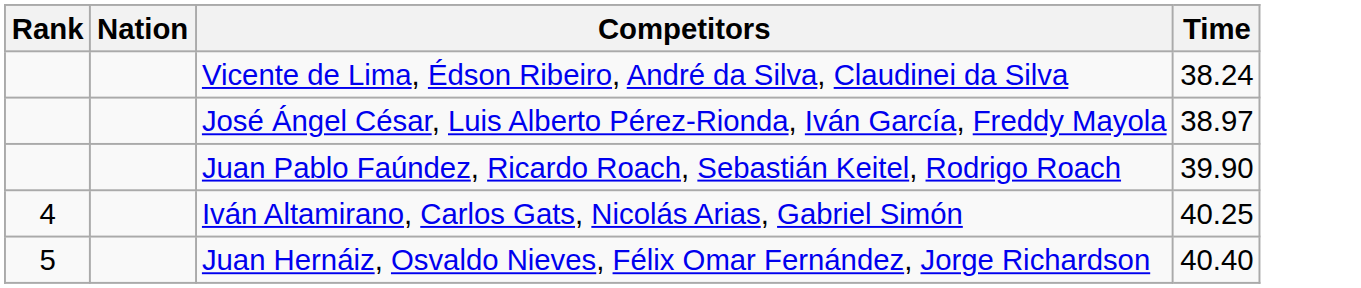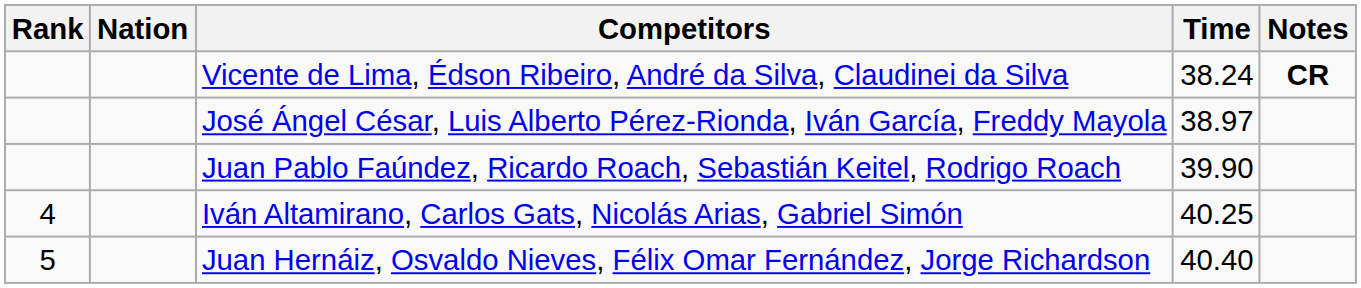+ column: (1308, 28)
